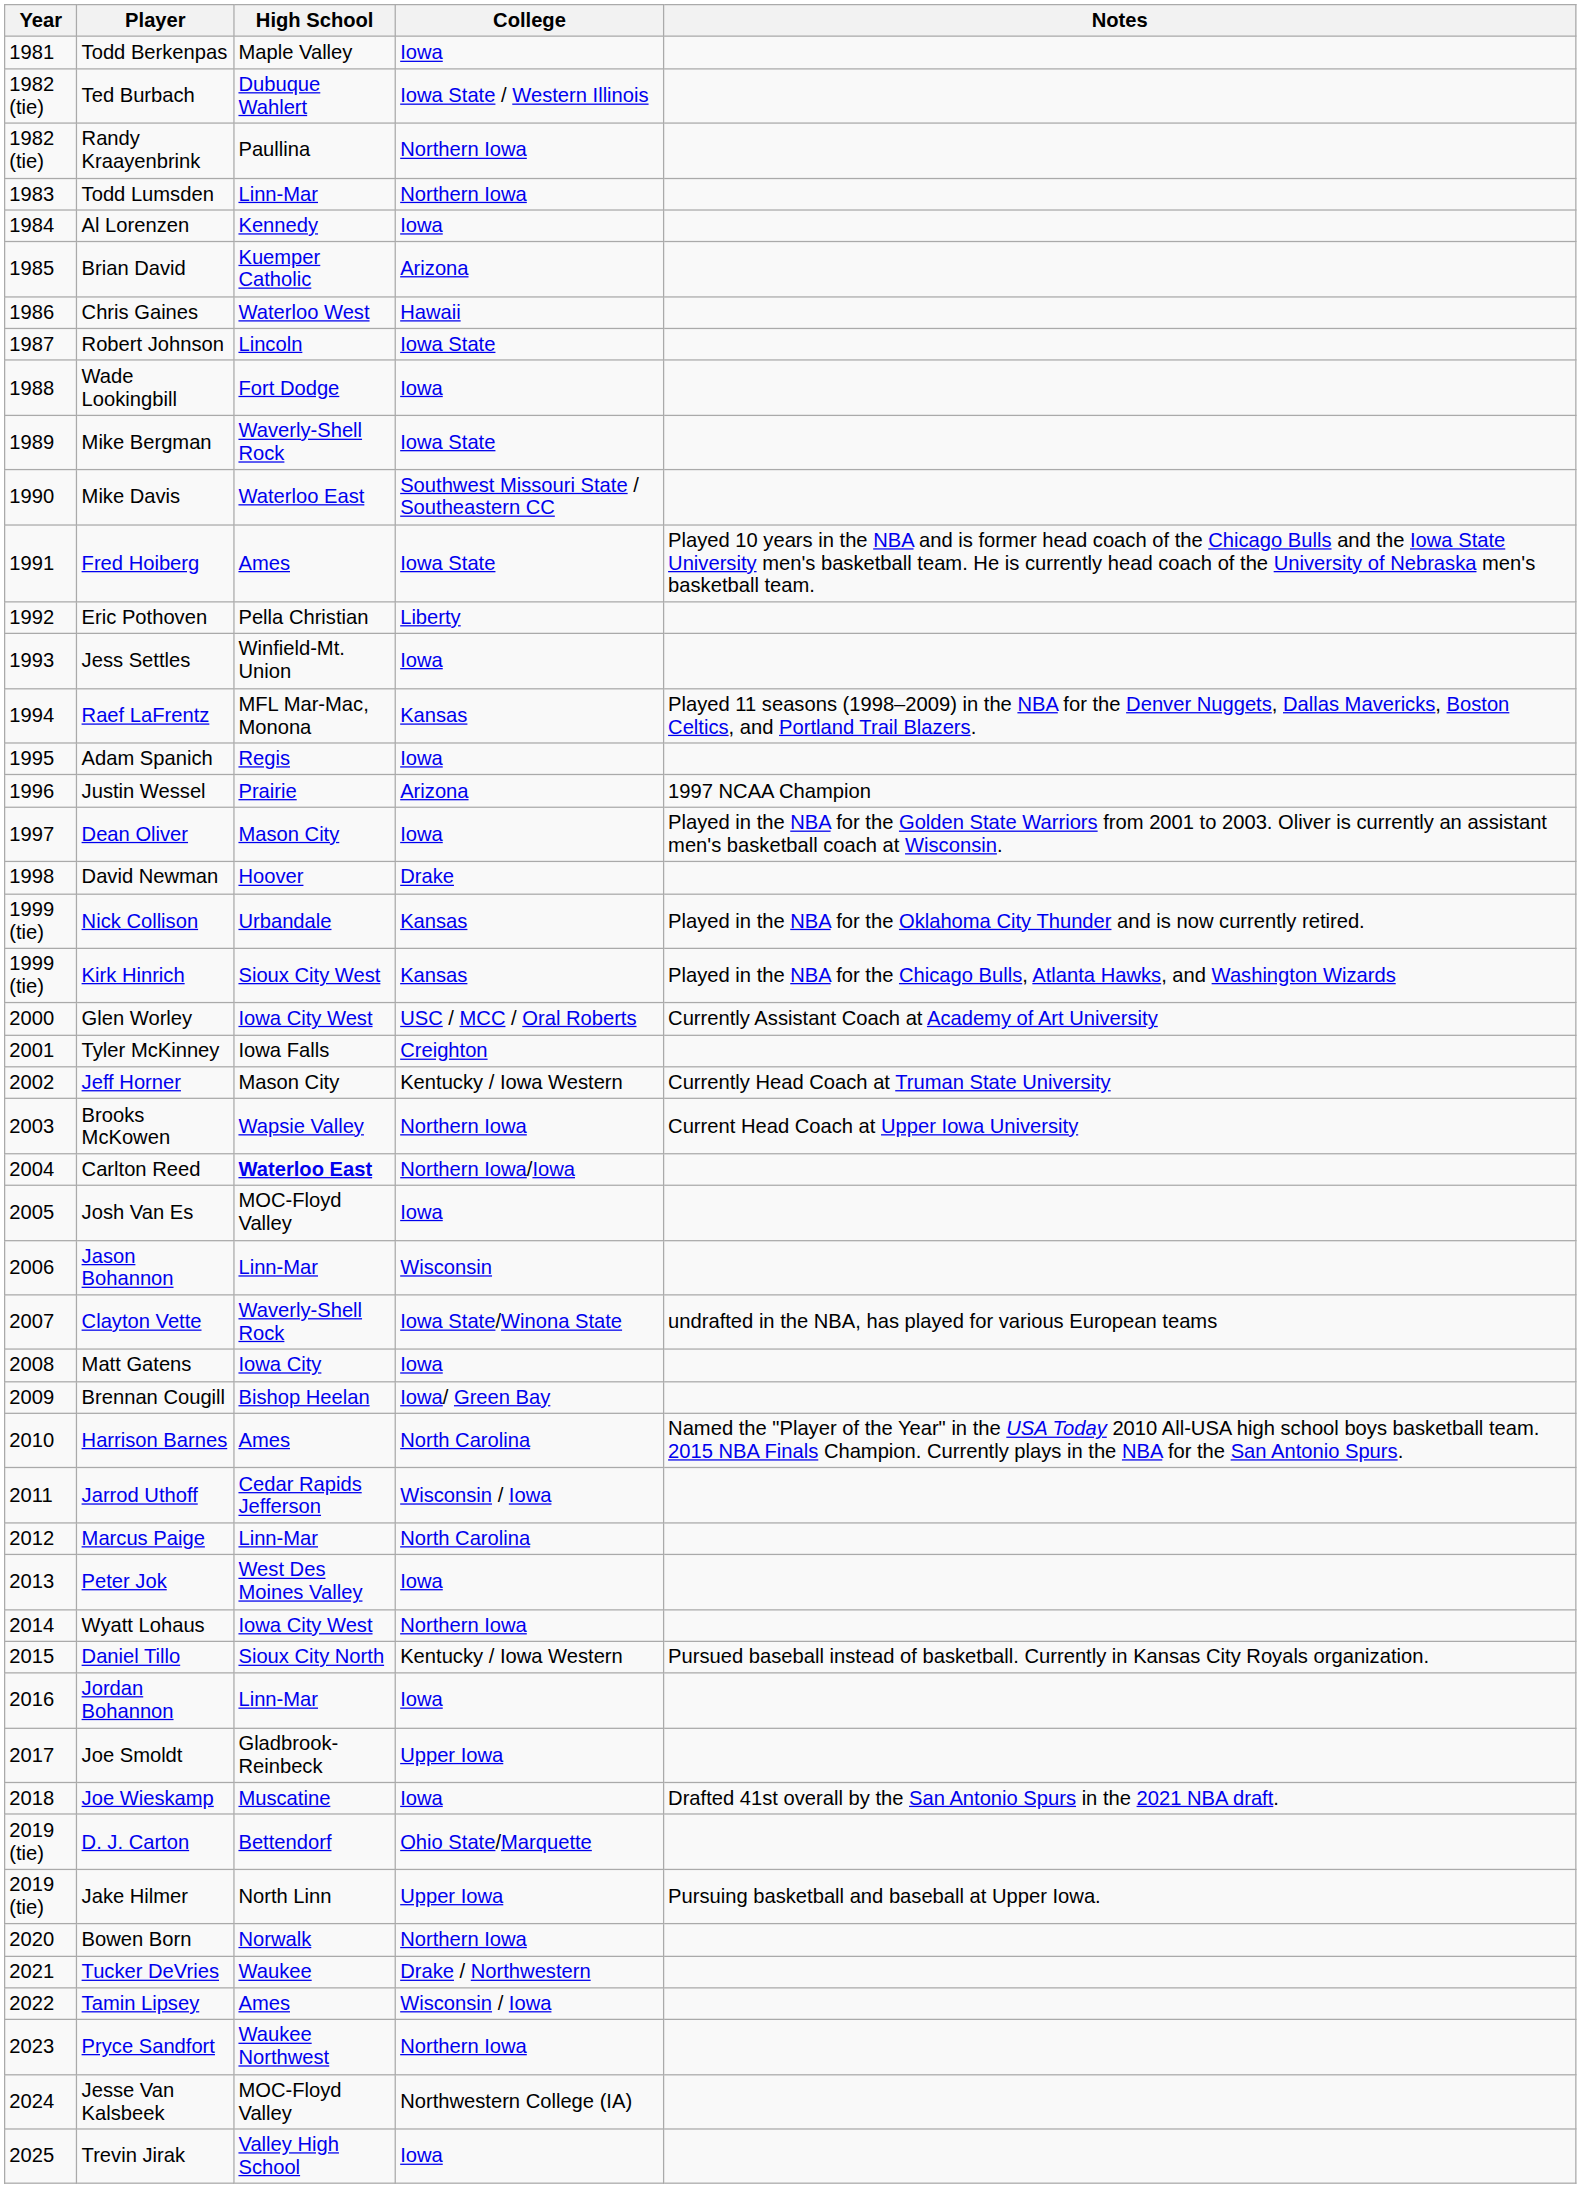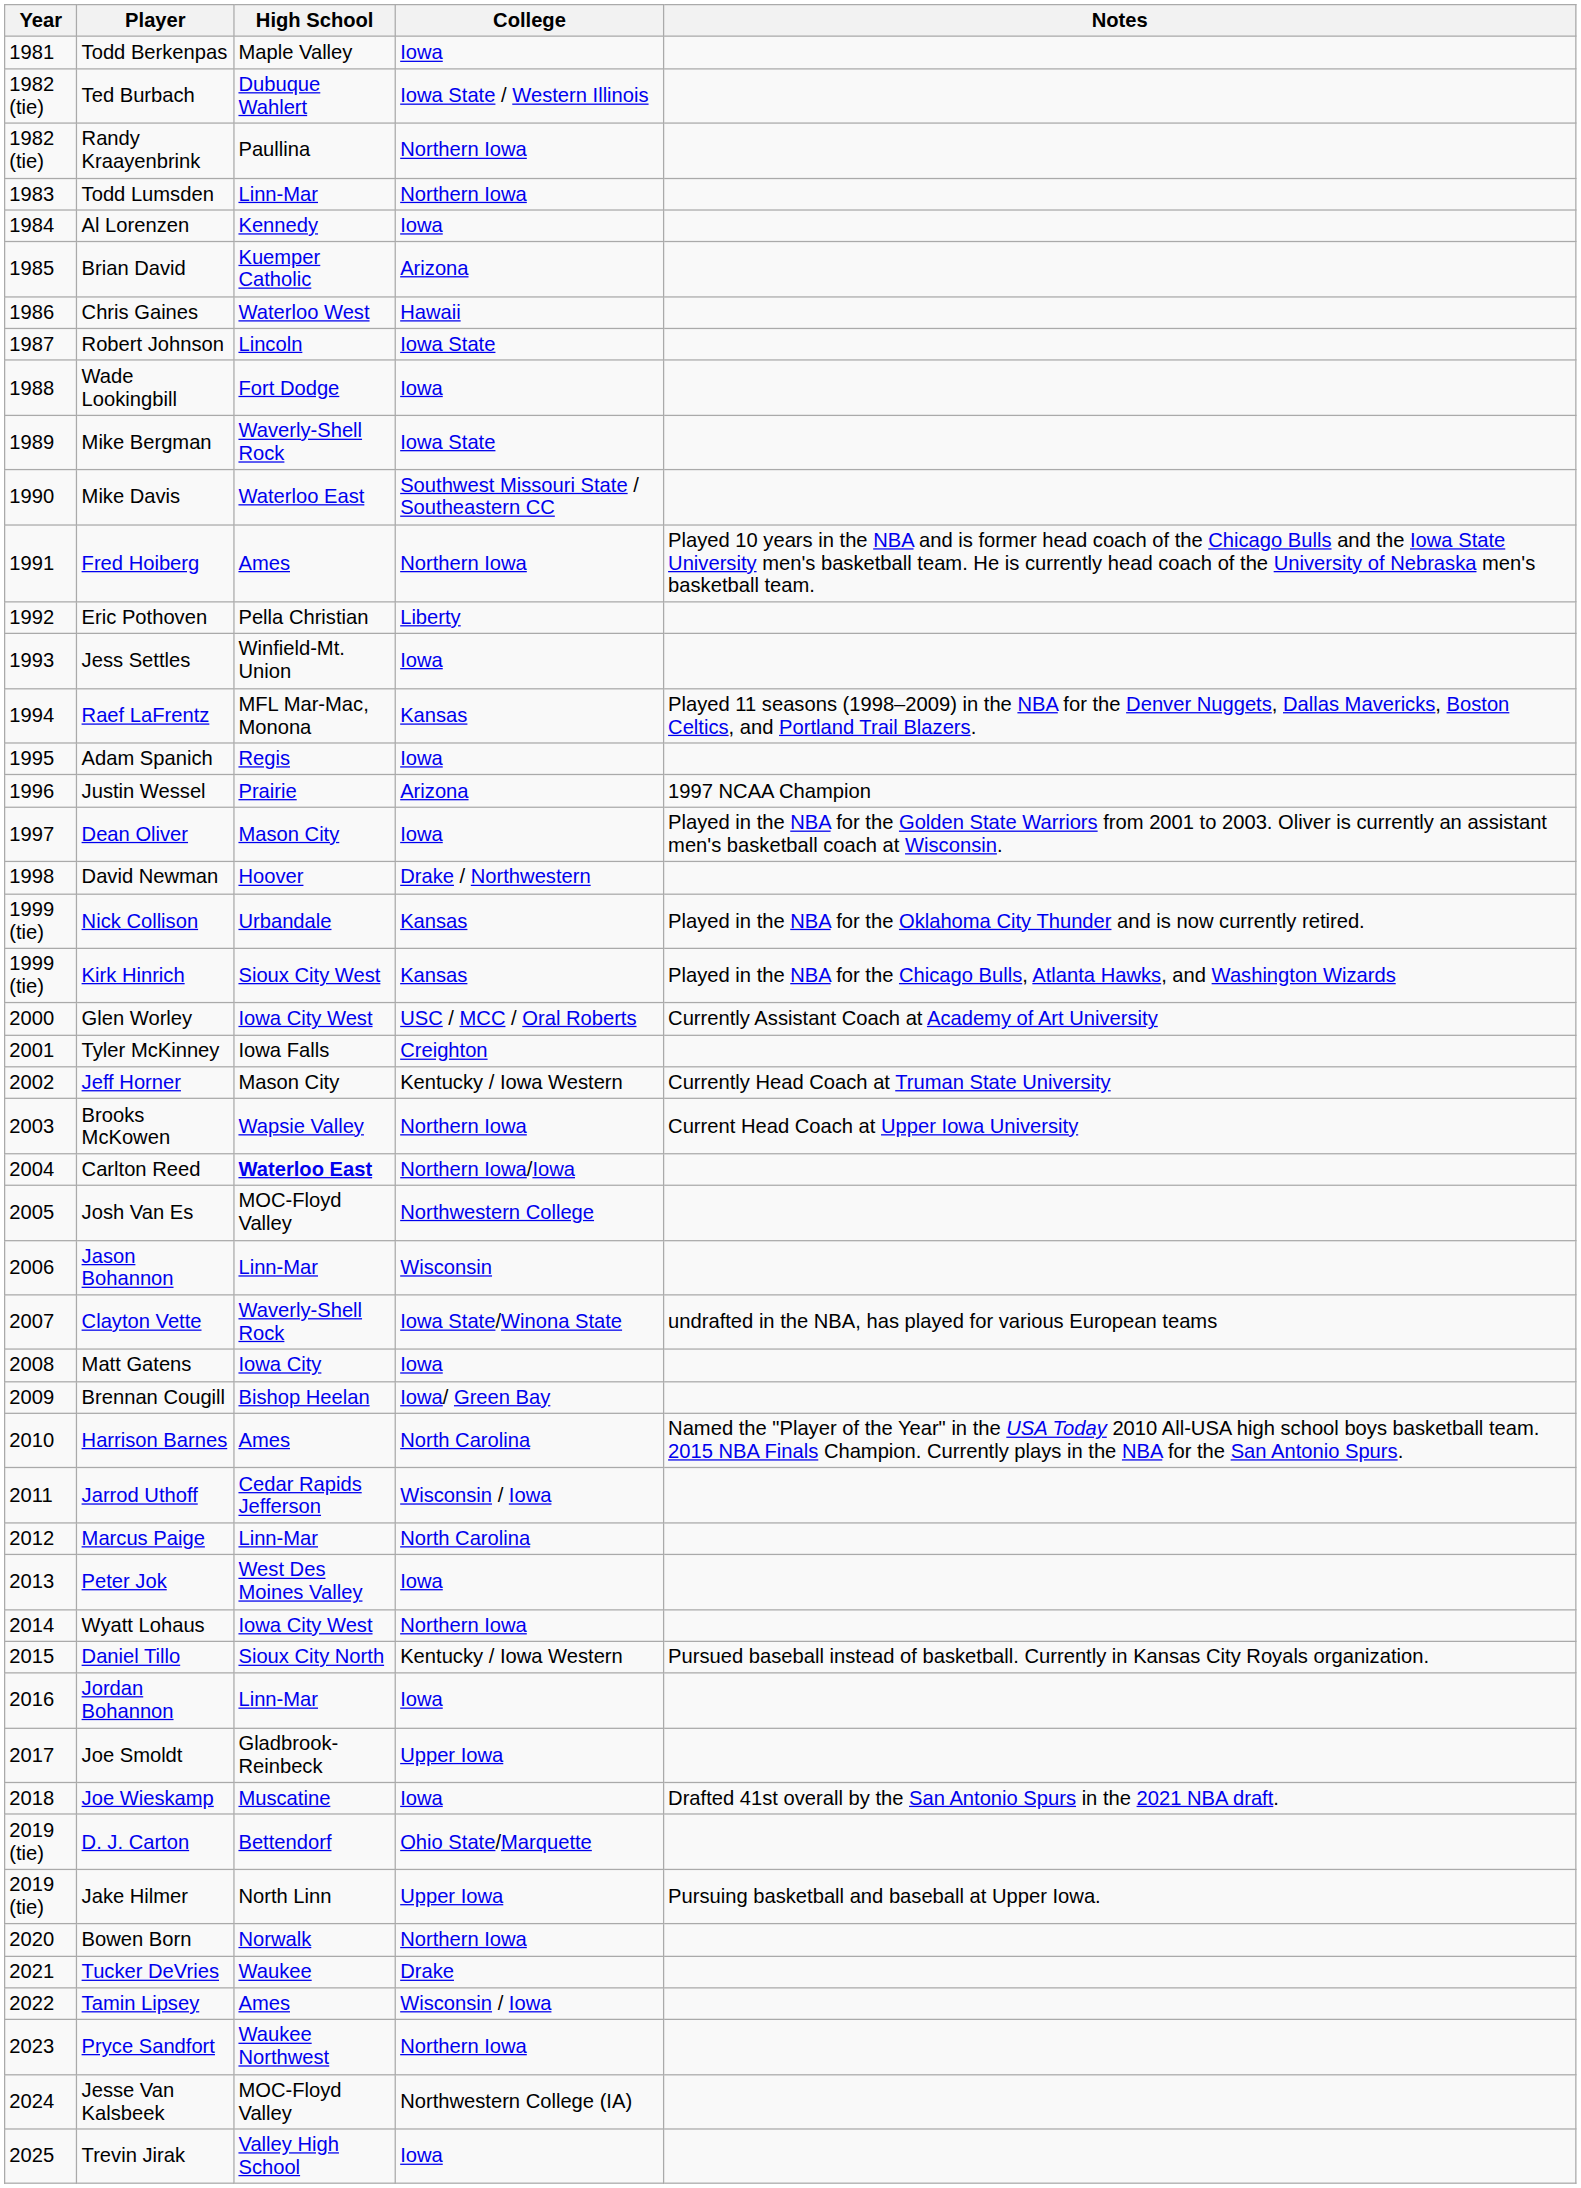(448, 562) Iowa State -> (463, 562) Northern Iowa
(427, 877) Drake -> (495, 877) Drake / Northwestern
(421, 1212) Iowa -> (497, 1212) Northwestern College
(495, 1971) Drake / Northwestern -> (427, 1971) Drake
